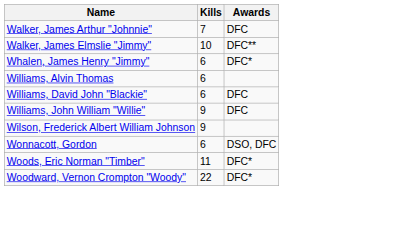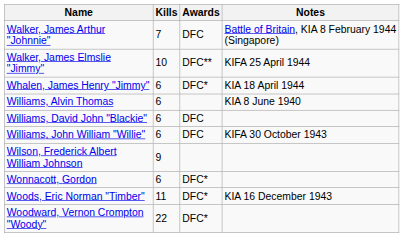+ column: (310, 12)
(203, 111) 9 -> (158, 135) 6
(252, 144) DSO, DFC -> (195, 179) DFC*
